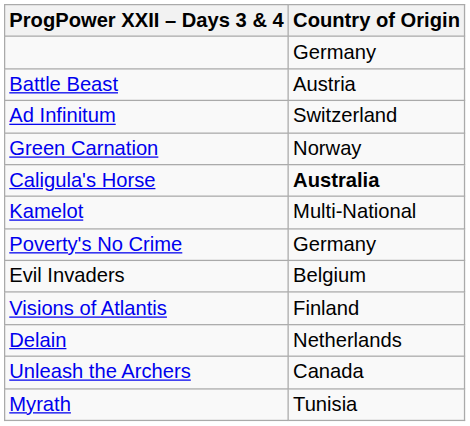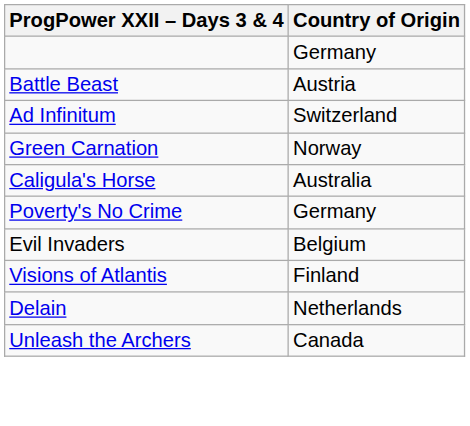(336, 180) bold -> (332, 180) normal
- row: (46, 212)
- row: (40, 404)
